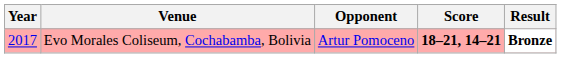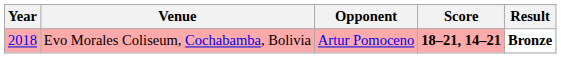(22, 40) 2017 -> (22, 40) 2018
